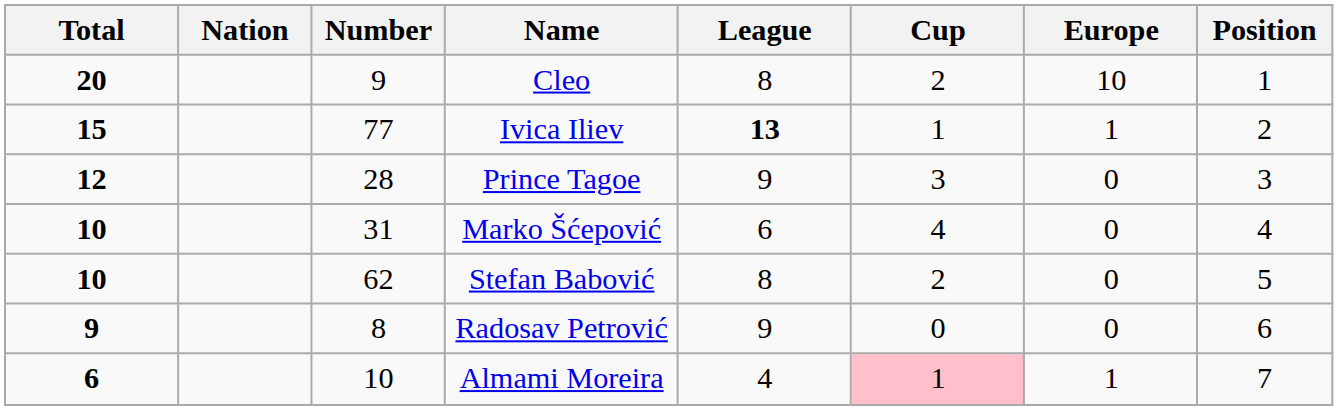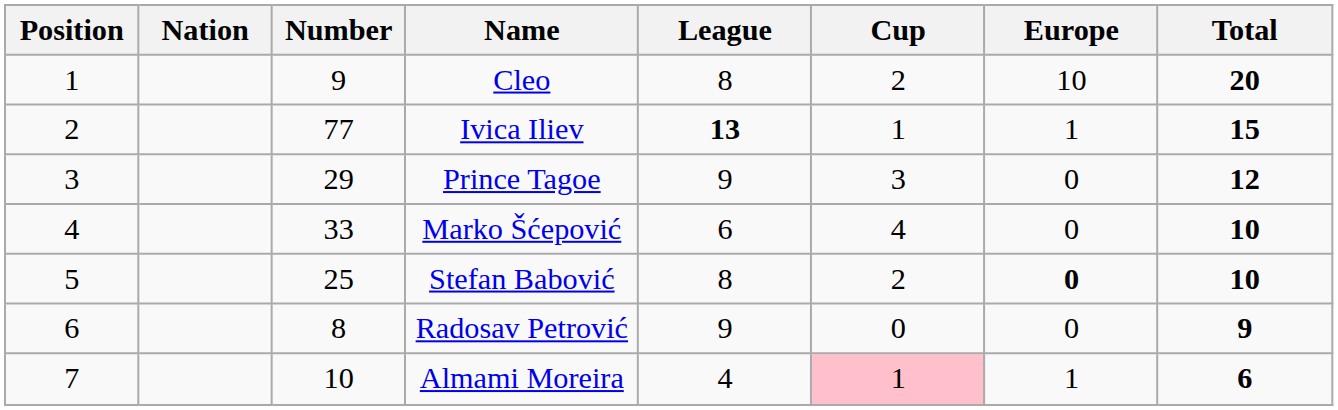columns swapped: (1265, 29) <-> (92, 29)
(378, 179) 28 -> (339, 179) 29
(378, 229) 31 -> (339, 229) 33
(378, 278) 62 -> (339, 278) 25
(1111, 278) normal -> (1071, 278) bold
